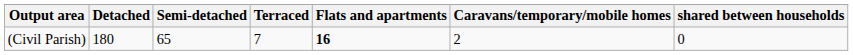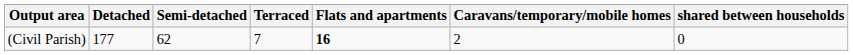(103, 38) 180 -> (103, 38) 177
(164, 38) 65 -> (164, 38) 62
